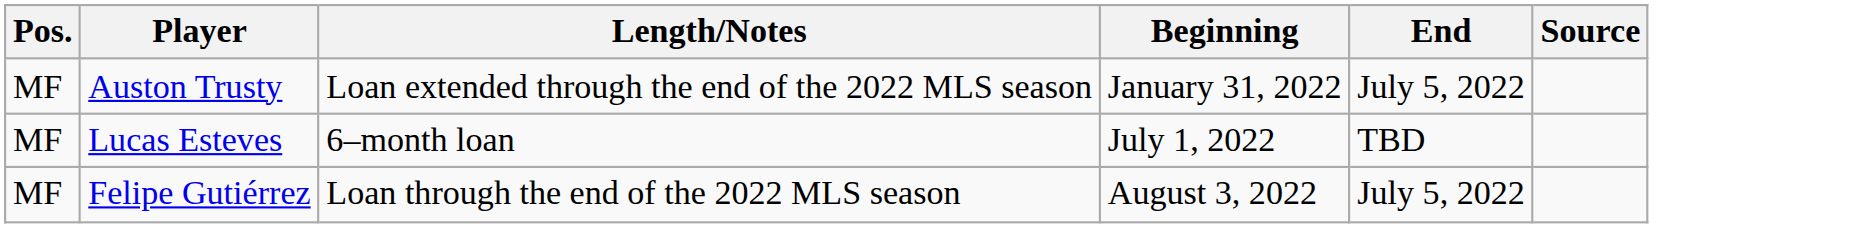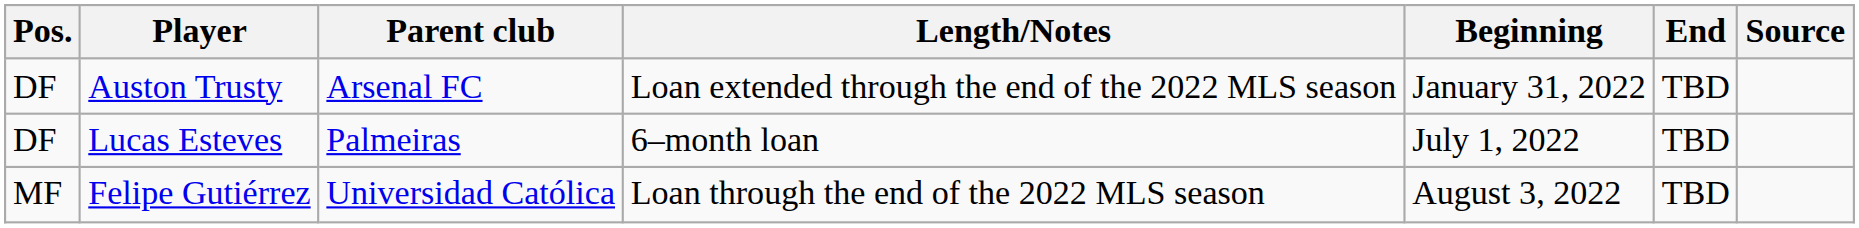+ column: (471, 31)
(38, 85) MF -> (35, 85) DF
(1441, 85) July 5, 2022 -> (1696, 85) TBD
(38, 139) MF -> (35, 139) DF
(1441, 193) July 5, 2022 -> (1696, 193) TBD
